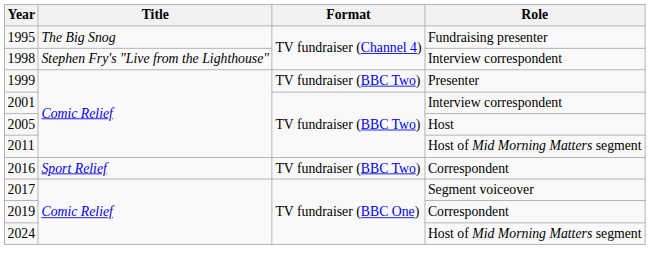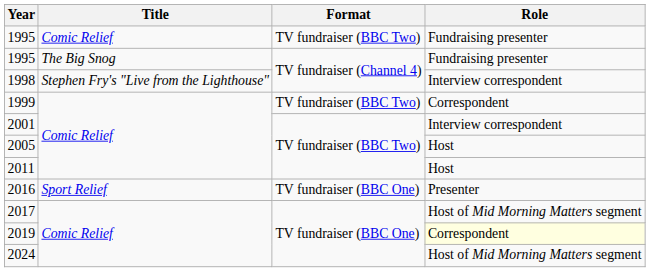+ row: (21, 37)
(453, 80) Presenter -> (468, 102) Correspondent
(535, 146) Host of Mid Morning Matters segment -> (441, 168) Host
(348, 168) TV fundraiser (BBC Two) -> (347, 189) TV fundraiser (BBC One)
(468, 168) Correspondent -> (453, 189) Presenter
(481, 189) Segment voiceover -> (535, 211) Host of Mid Morning Matters segment
(468, 211) no background -> (468, 233) lightyellow background
